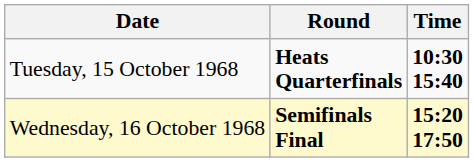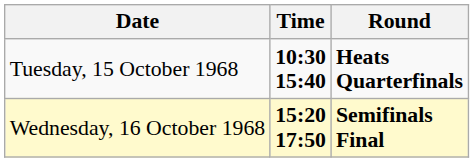columns swapped: (438, 21) <-> (339, 21)
